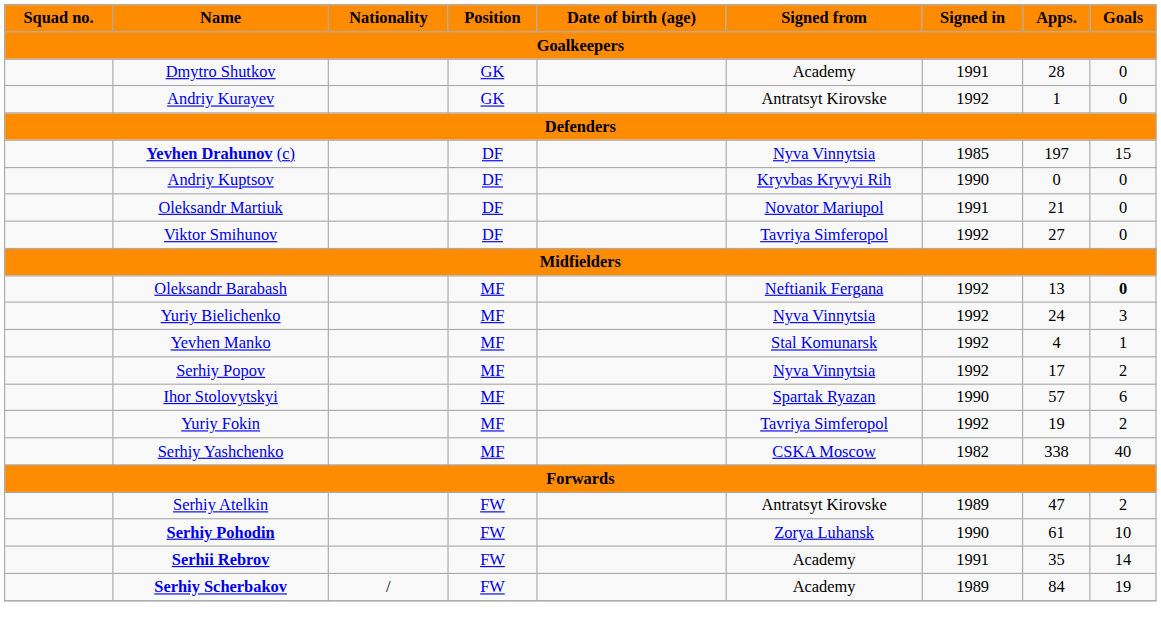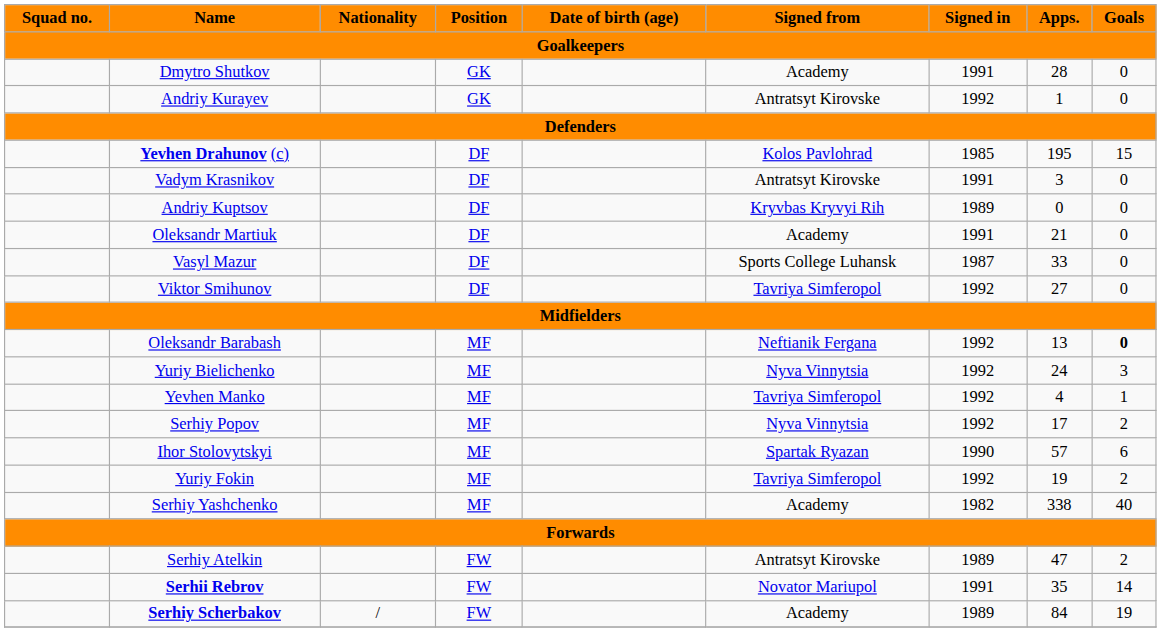(824, 153) Nyva Vinnytsia -> (817, 153) Kolos Pavlohrad
(1057, 153) 197 -> (1059, 153) 195
+ row: (215, 180)
(973, 180) 1990 -> (978, 207) 1989
(824, 207) Novator Mariupol -> (817, 235) Academy
+ row: (215, 262)
(824, 343) Stal Komunarsk -> (817, 397) Tavriya Simferopol
(824, 451) CSKA Moscow -> (817, 505) Academy
- row: (221, 532)
(824, 559) Academy -> (817, 587) Novator Mariupol
